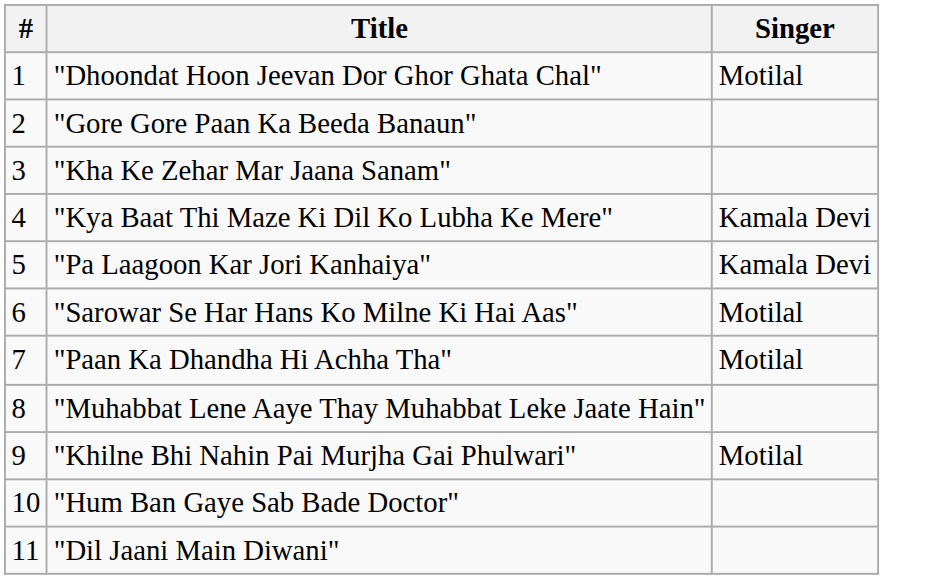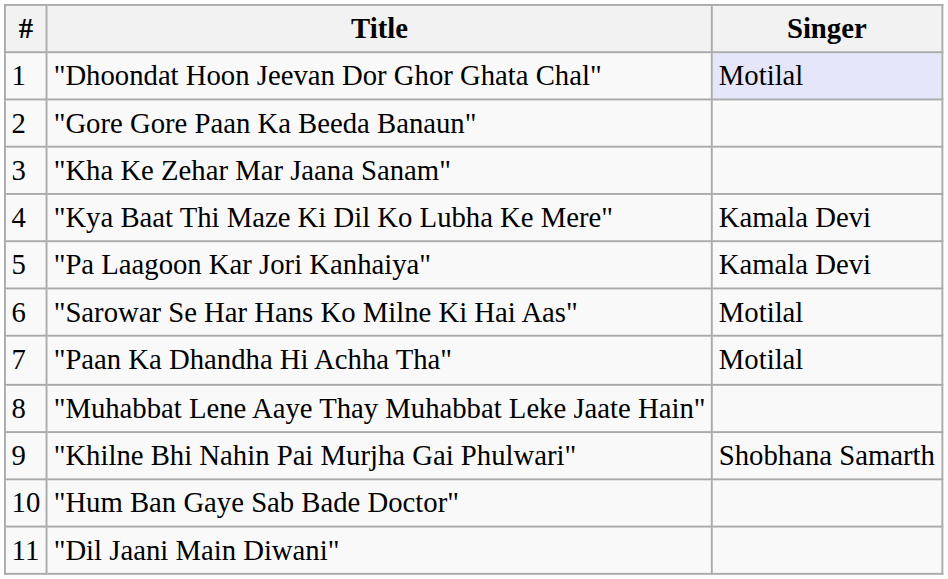(761, 75) no background -> (761, 75) lavender background
(761, 454) Motilal -> (827, 454) Shobhana Samarth
